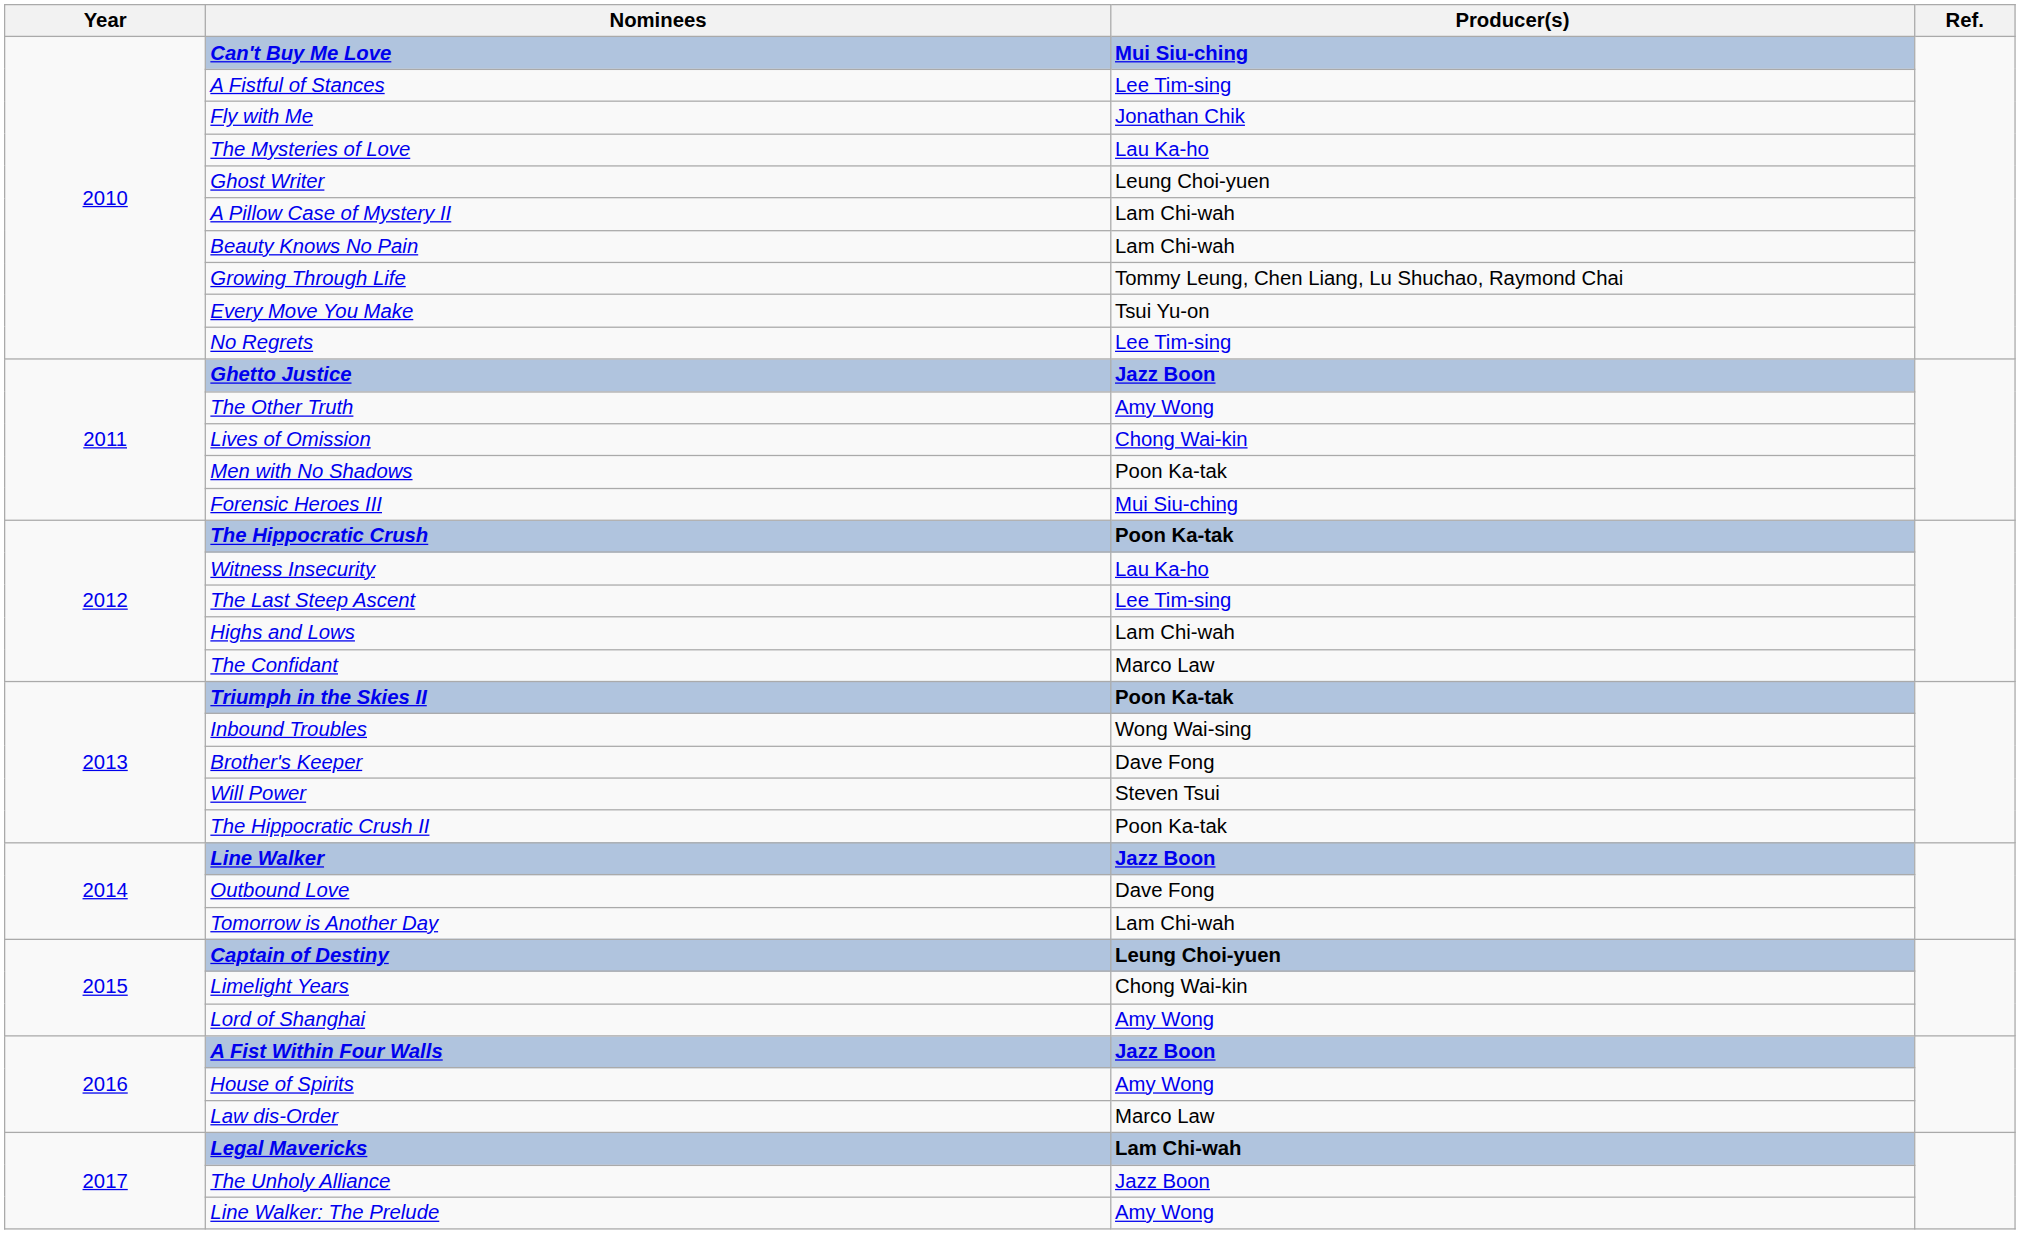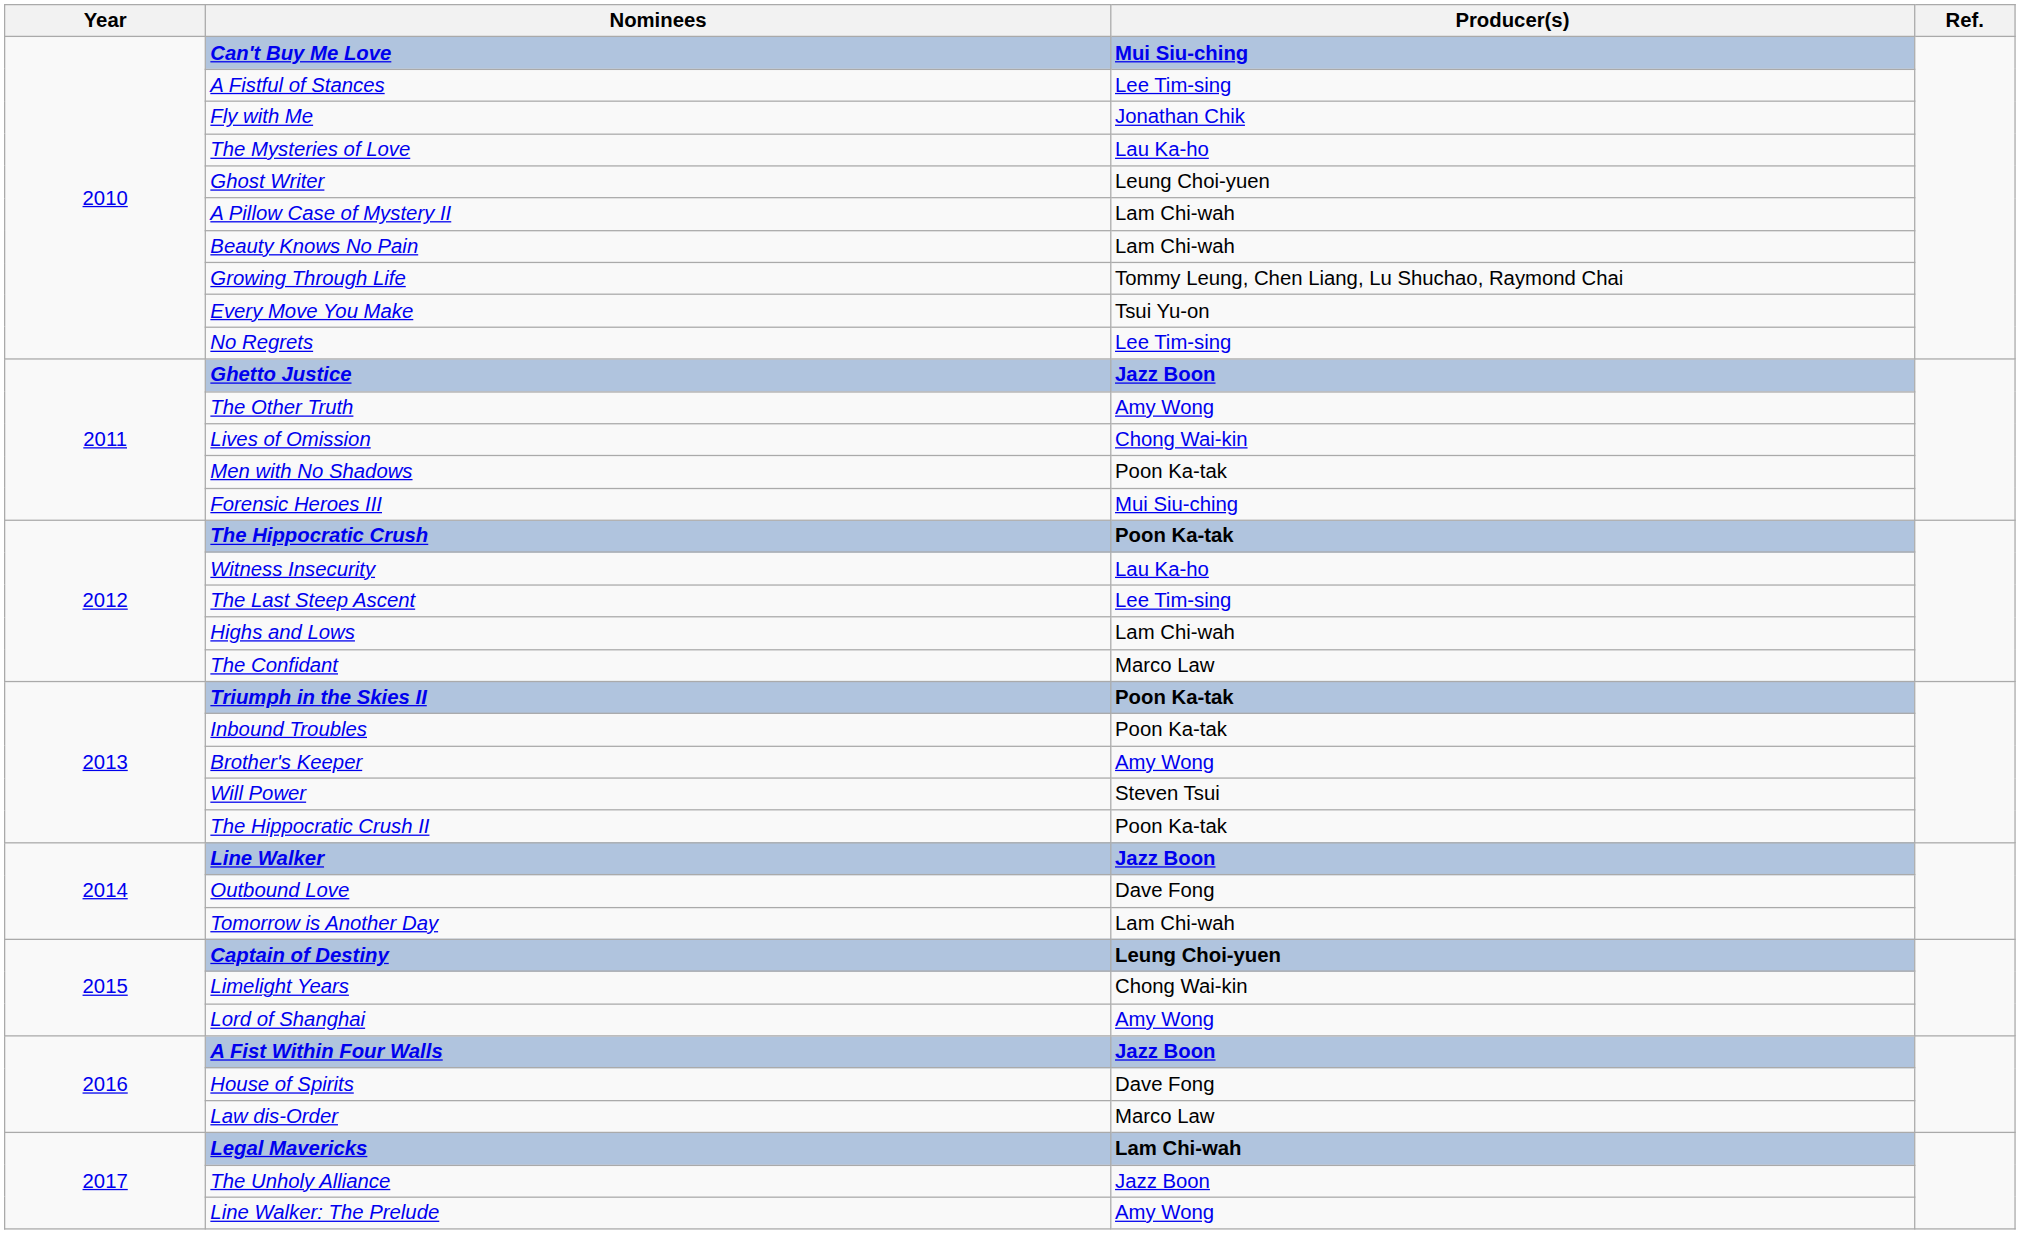(1183, 729) Wong Wai-sing -> (1171, 729) Poon Ka-tak
(1165, 761) Dave Fong -> (1165, 761) Amy Wong
(1165, 1084) Amy Wong -> (1165, 1084) Dave Fong
